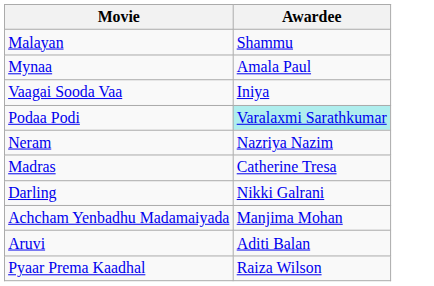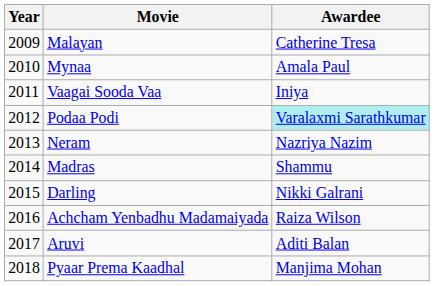+ column: (24, 17)
(265, 42) Shammu -> (326, 42) Catherine Tresa
(287, 167) Catherine Tresa -> (304, 167) Shammu
(290, 218) Manjima Mohan -> (318, 218) Raiza Wilson
(279, 268) Raiza Wilson -> (329, 268) Manjima Mohan
